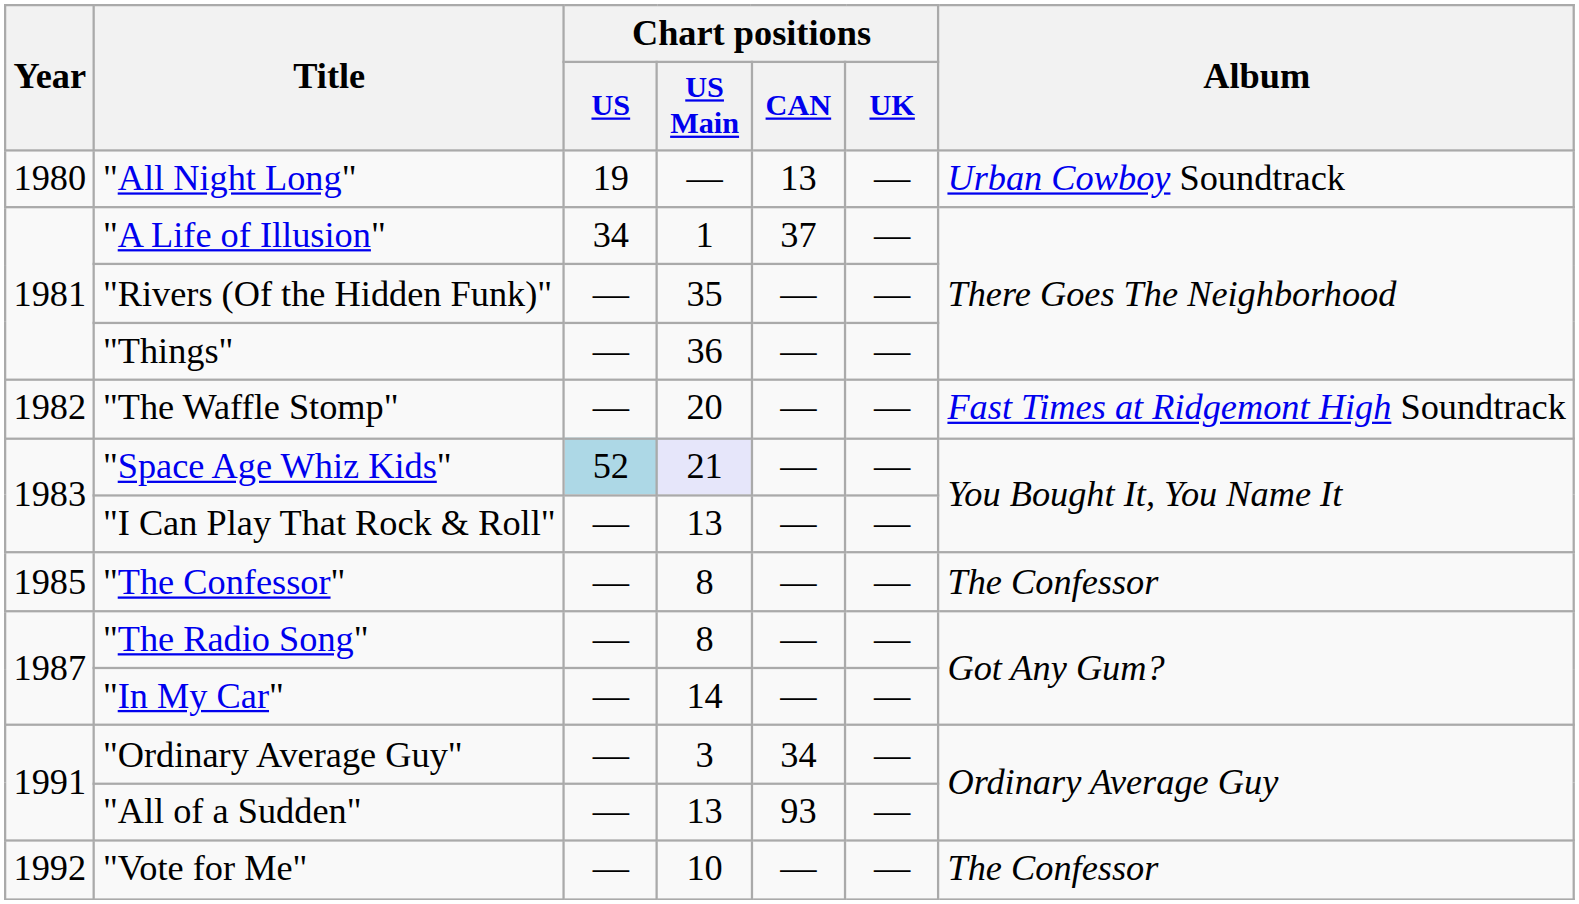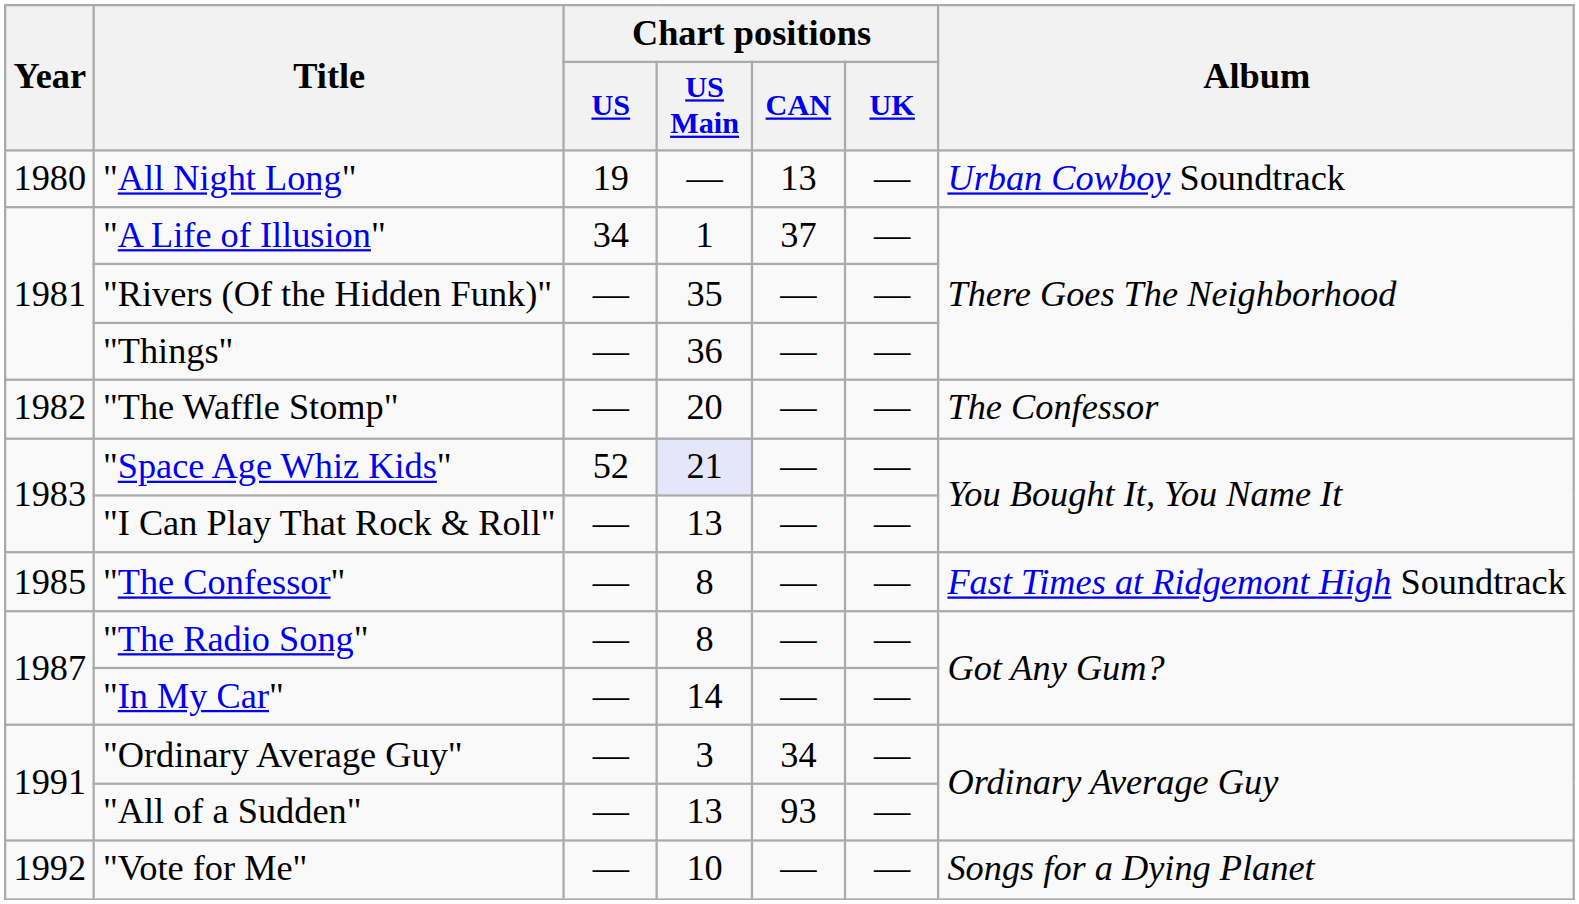(1257, 408) Fast Times at Ridgemont High Soundtrack -> (1053, 408) The Confessor
(611, 465) lightblue background -> (611, 465) no background
(1053, 581) The Confessor -> (1257, 581) Fast Times at Ridgemont High Soundtrack
(1053, 869) The Confessor -> (1131, 869) Songs for a Dying Planet
